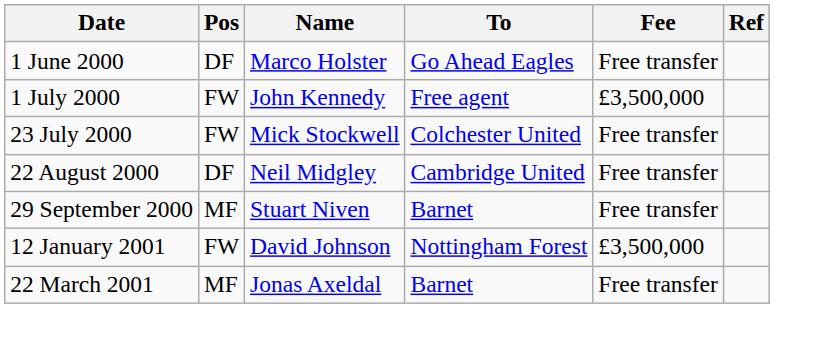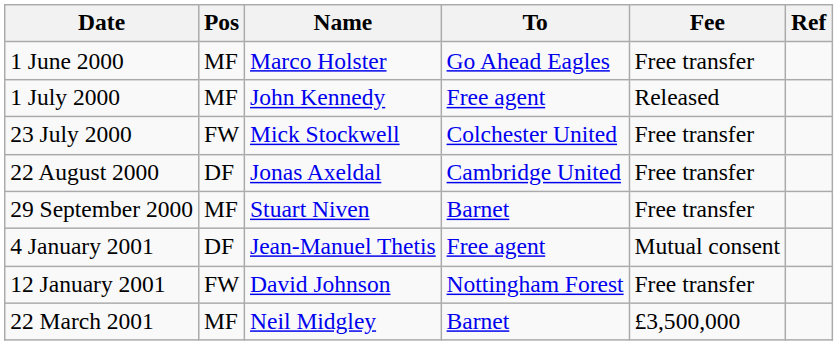(219, 60) DF -> (221, 60) MF
(222, 97) FW -> (221, 97) MF
(651, 97) £3,500,000 -> (677, 97) Released
(313, 172) Neil Midgley -> (316, 172) Jonas Axeldal
+ row: (82, 246)
(651, 246) £3,500,000 -> (694, 284) Free transfer
(316, 284) Jonas Axeldal -> (313, 321) Neil Midgley
(658, 284) Free transfer -> (687, 321) £3,500,000
